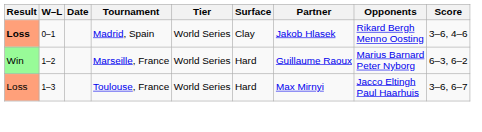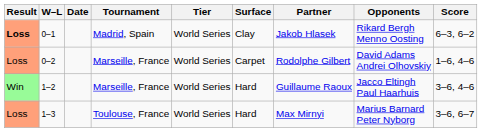(448, 33) 3–6, 4–6 -> (455, 33) 6–3, 6–2
+ row: (48, 61)
(390, 60) Marius Barnard Peter Nyborg -> (388, 87) Jacco Eltingh Paul Haarhuis
(448, 60) 6–3, 6–2 -> (455, 87) 3–6, 4–6
(388, 87) Jacco Eltingh Paul Haarhuis -> (390, 114) Marius Barnard Peter Nyborg
